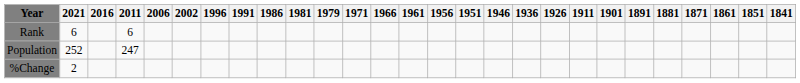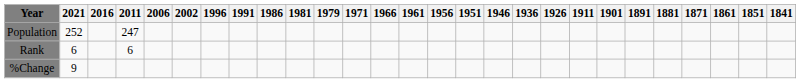rows swapped: (32, 50) <-> (32, 31)
(74, 68) 2 -> (74, 68) 9
